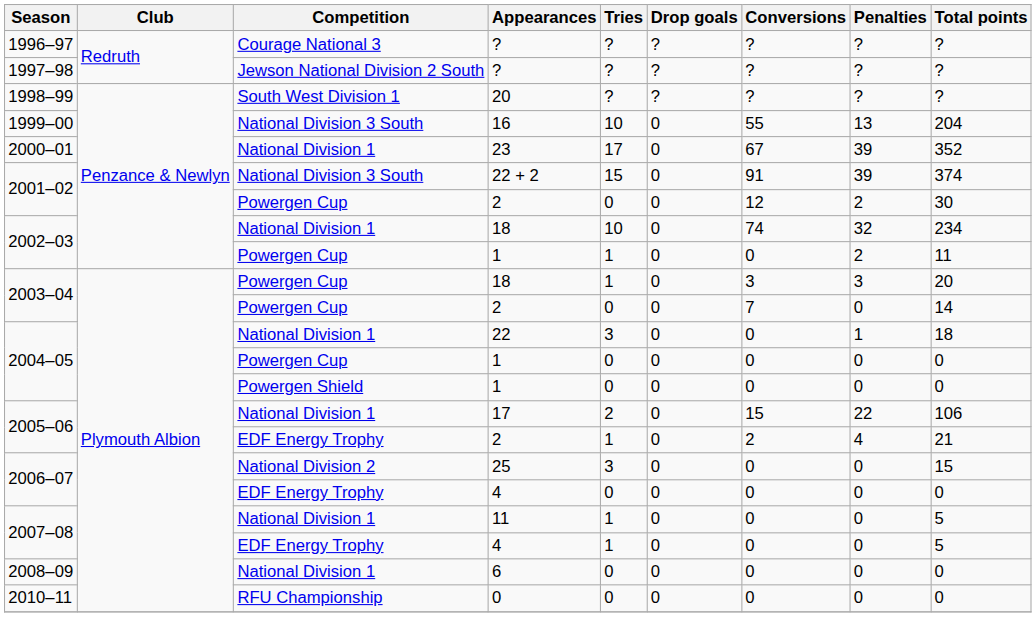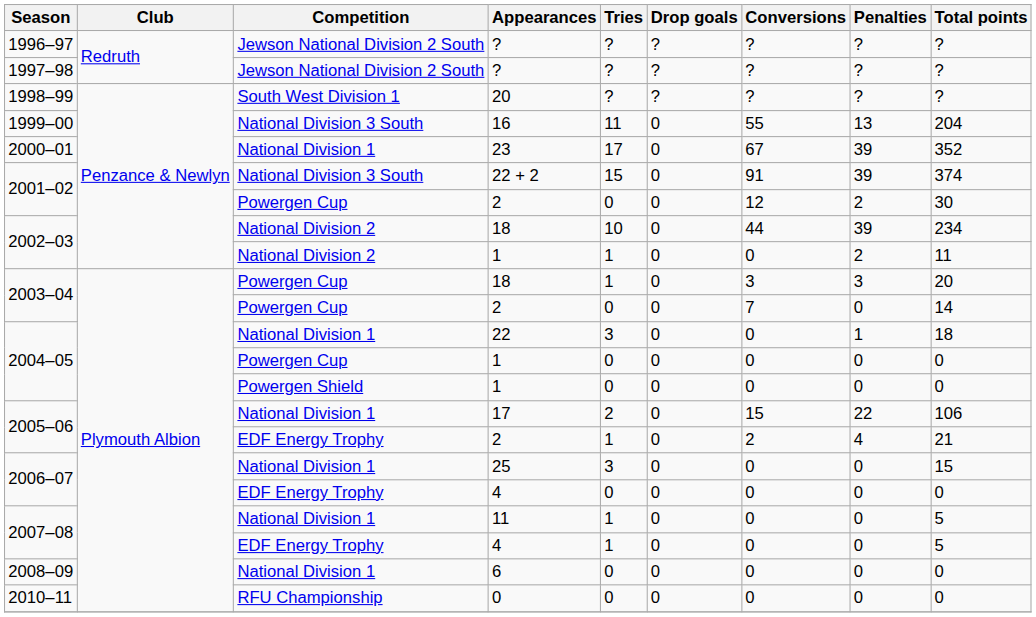(309, 44) Courage National 3 -> (361, 44) Jewson National Division 2 South
(613, 123) 10 -> (613, 123) 11
(306, 228) National Division 1 -> (306, 228) National Division 2
(755, 228) 74 -> (755, 228) 44
(863, 228) 32 -> (863, 228) 39
(292, 255) Powergen Cup -> (306, 255) National Division 2
(306, 466) National Division 2 -> (306, 466) National Division 1
